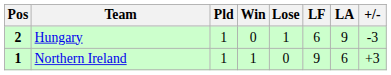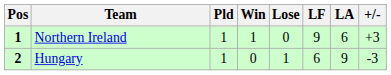rows swapped: (81, 59) <-> (59, 37)
